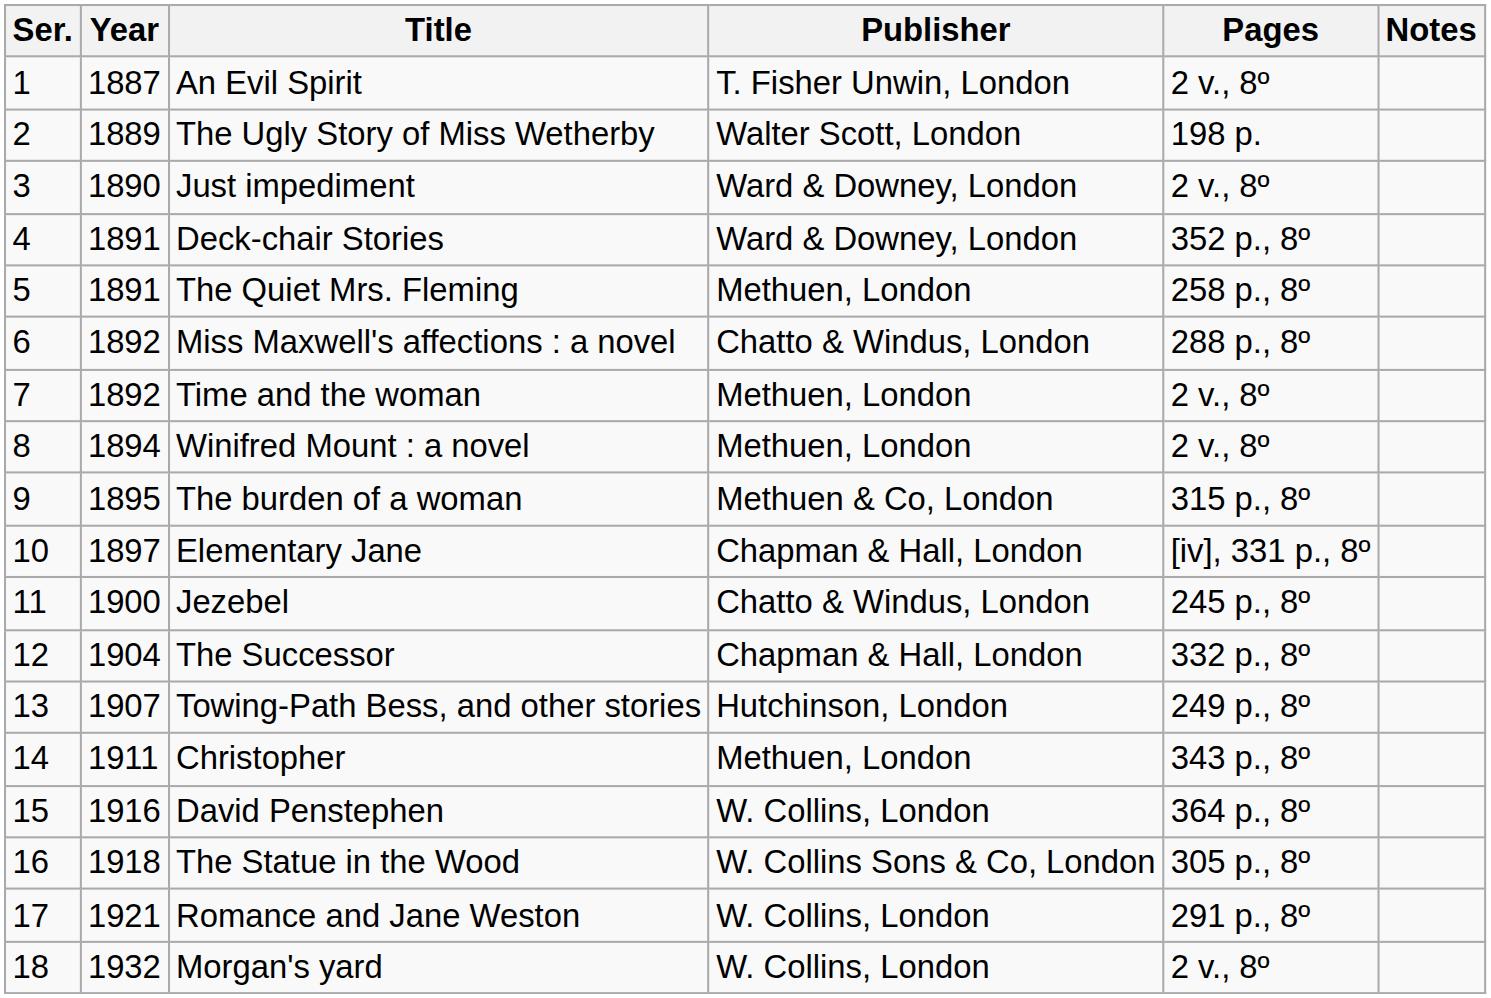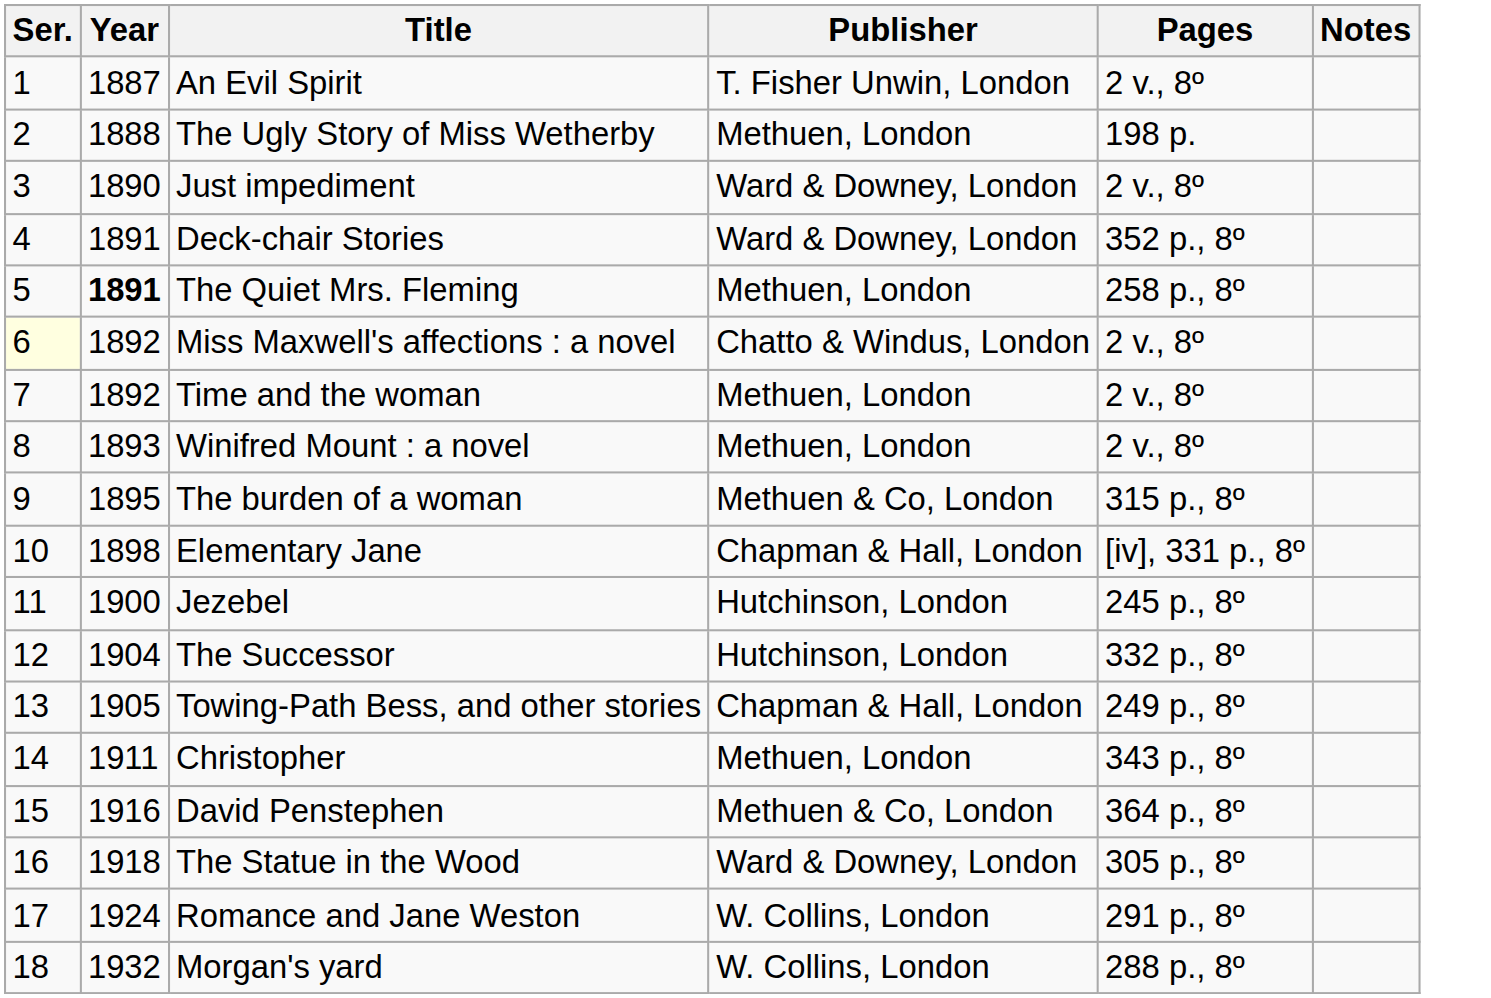(124, 134) 1889 -> (124, 134) 1888
(869, 134) Walter Scott, London -> (844, 134) Methuen, London
(124, 290) normal -> (124, 290) bold
(22, 342) no background -> (22, 342) lightyellow background
(1241, 342) 288 p., 8º -> (1155, 342) 2 v., 8º
(124, 446) 1894 -> (124, 446) 1893
(124, 550) 1897 -> (124, 550) 1898
(903, 602) Chatto & Windus, London -> (862, 602) Hutchinson, London
(899, 654) Chapman & Hall, London -> (862, 654) Hutchinson, London
(124, 706) 1907 -> (124, 706) 1905
(862, 706) Hutchinson, London -> (899, 706) Chapman & Hall, London
(853, 810) W. Collins, London -> (885, 810) Methuen & Co, London
(936, 862) W. Collins Sons & Co, London -> (897, 862) Ward & Downey, London
(124, 914) 1921 -> (124, 914) 1924
(1220, 966) 2 v., 8º -> (1175, 966) 288 p., 8º
